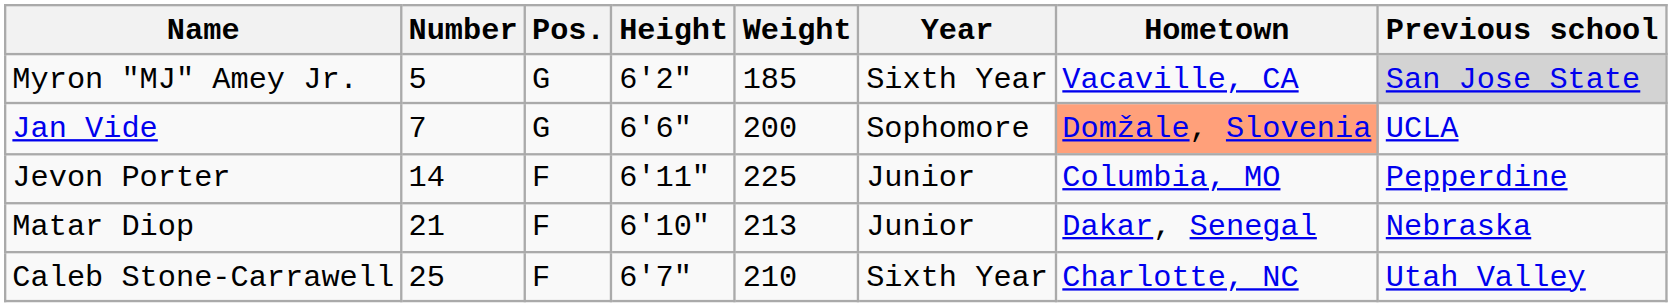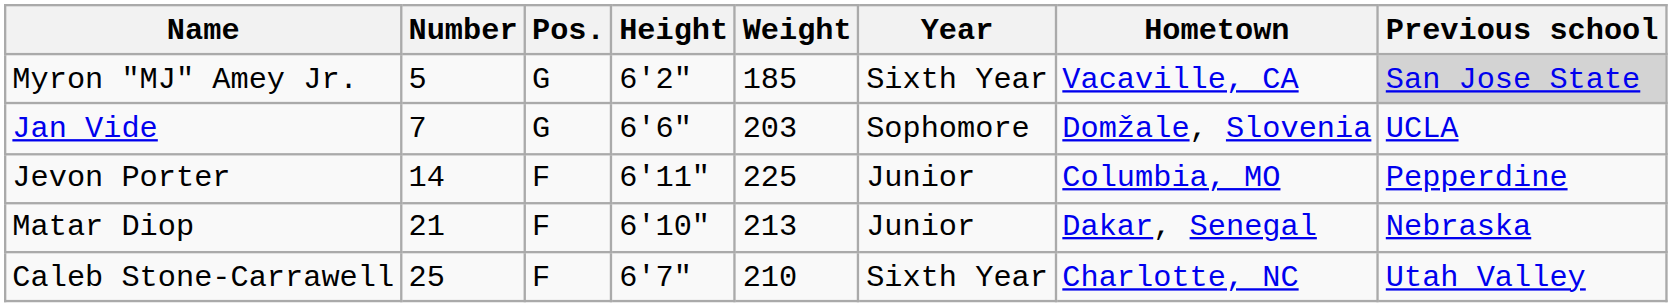(770, 129) 200 -> (770, 129) 203
(1217, 129) lightsalmon background -> (1217, 129) no background
